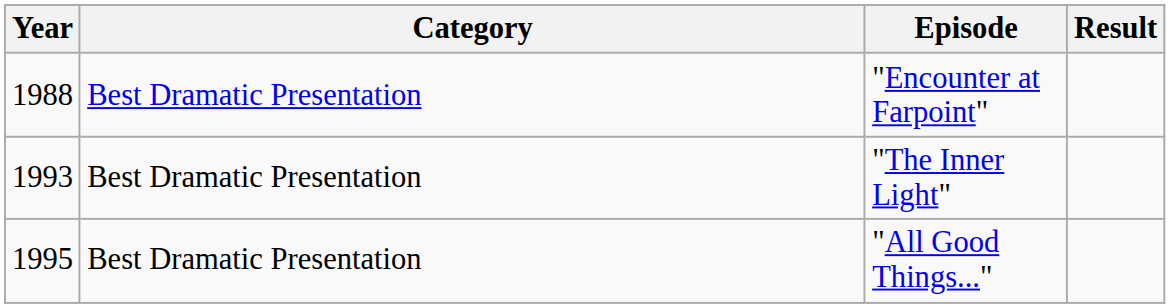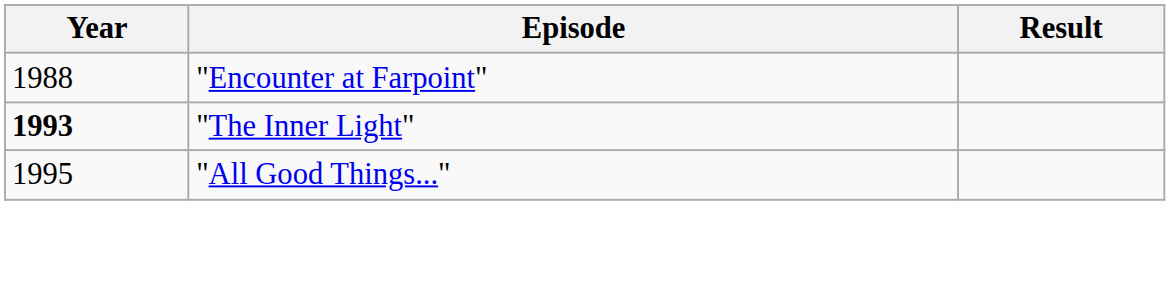- column: (473, 28)
(43, 177) normal -> (43, 125) bold
